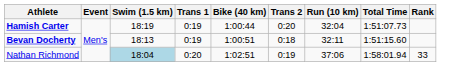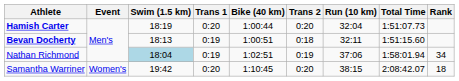(193, 26) 0:19 -> (211, 26) 0:20
(193, 55) 0:20 -> (211, 55) 0:19
(423, 55) 33 -> (441, 55) 34
+ row: (46, 69)
